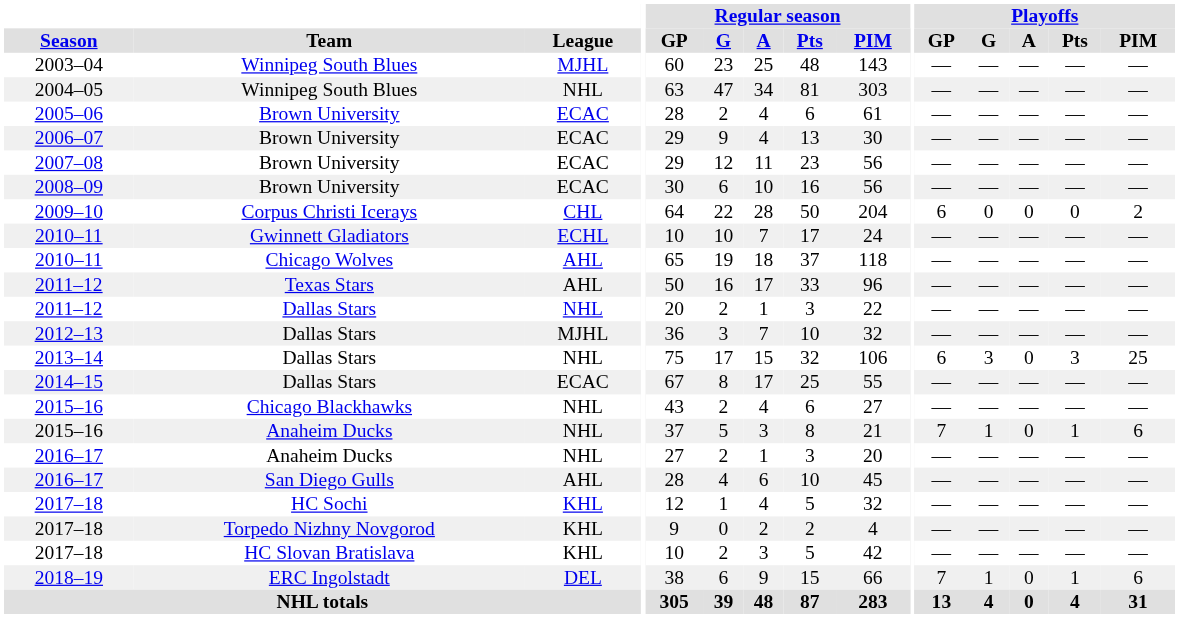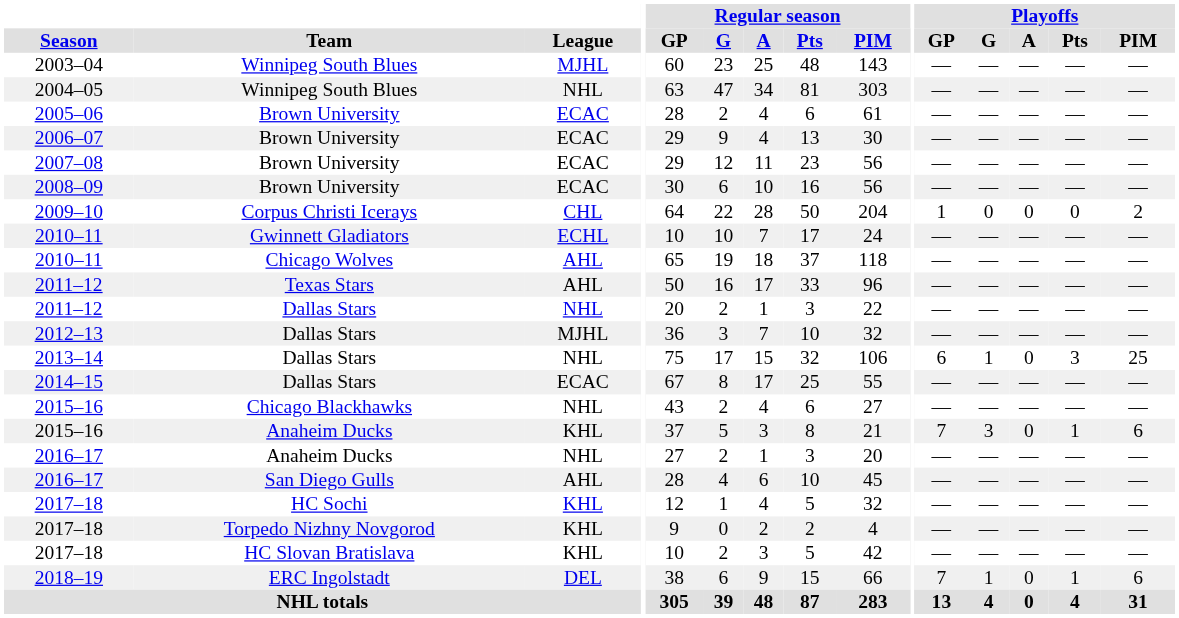(941, 211) 6 -> (941, 211) 1
(989, 357) 3 -> (989, 357) 1
(583, 430) NHL -> (583, 430) KHL
(989, 430) 1 -> (989, 430) 3
